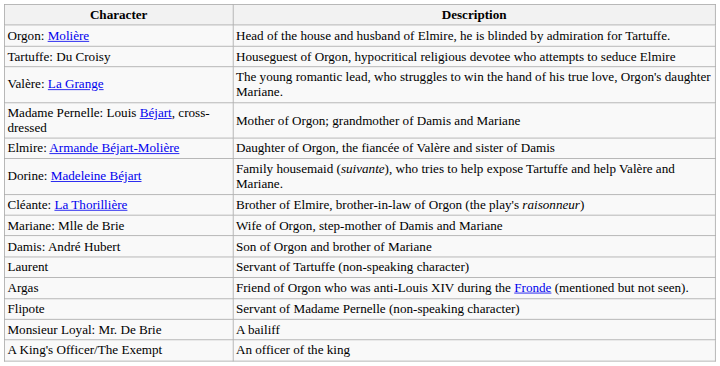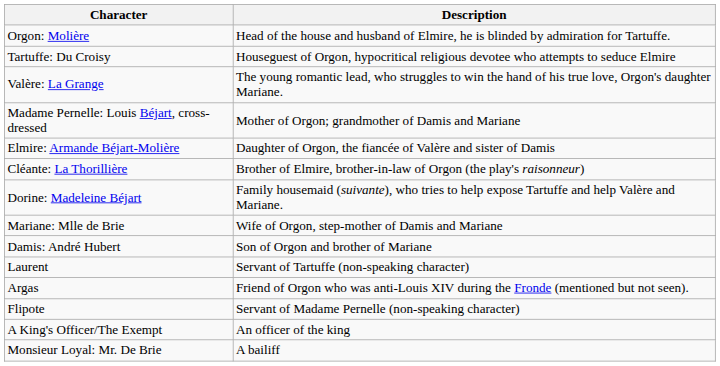rows swapped: (74, 176) <-> (67, 204)
rows swapped: (85, 329) <-> (85, 350)
